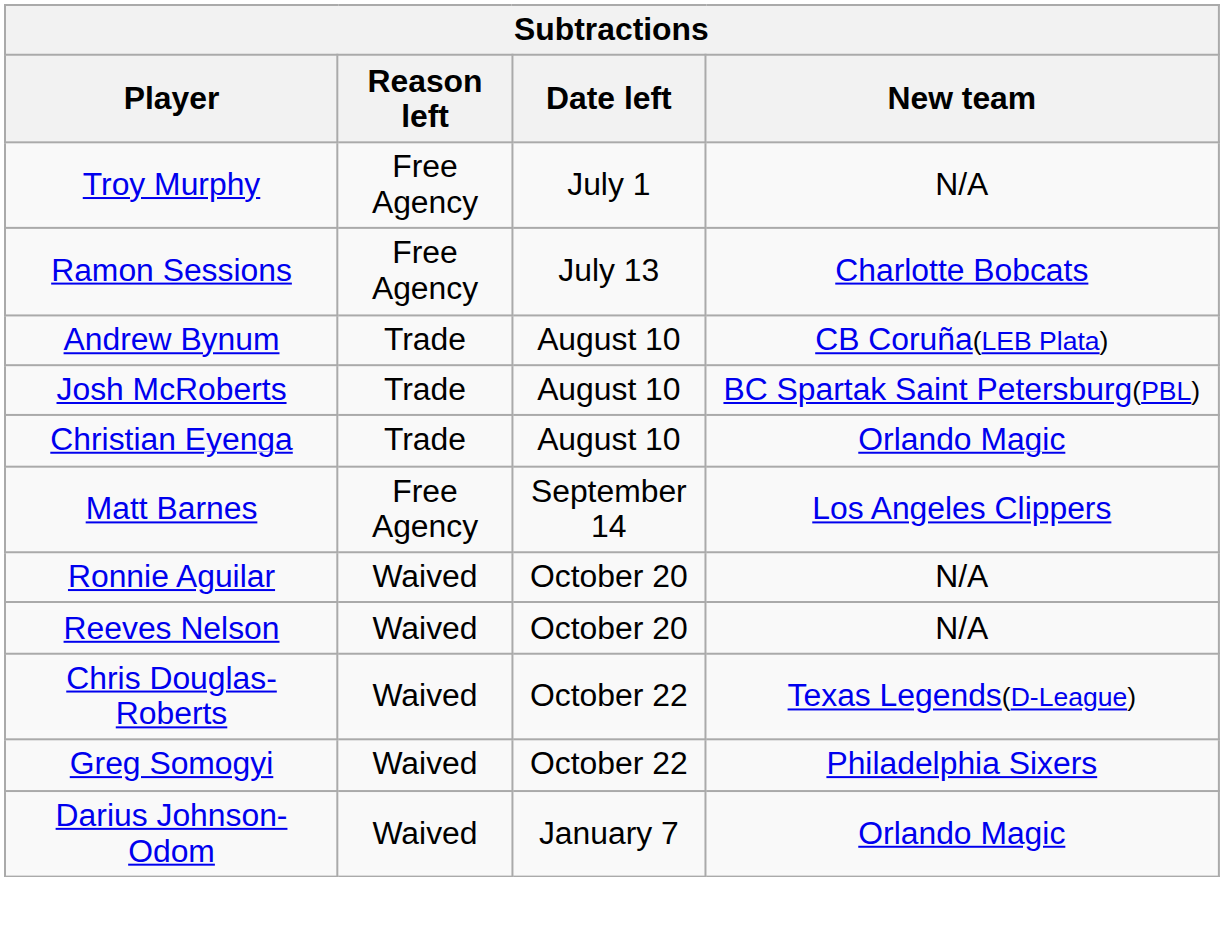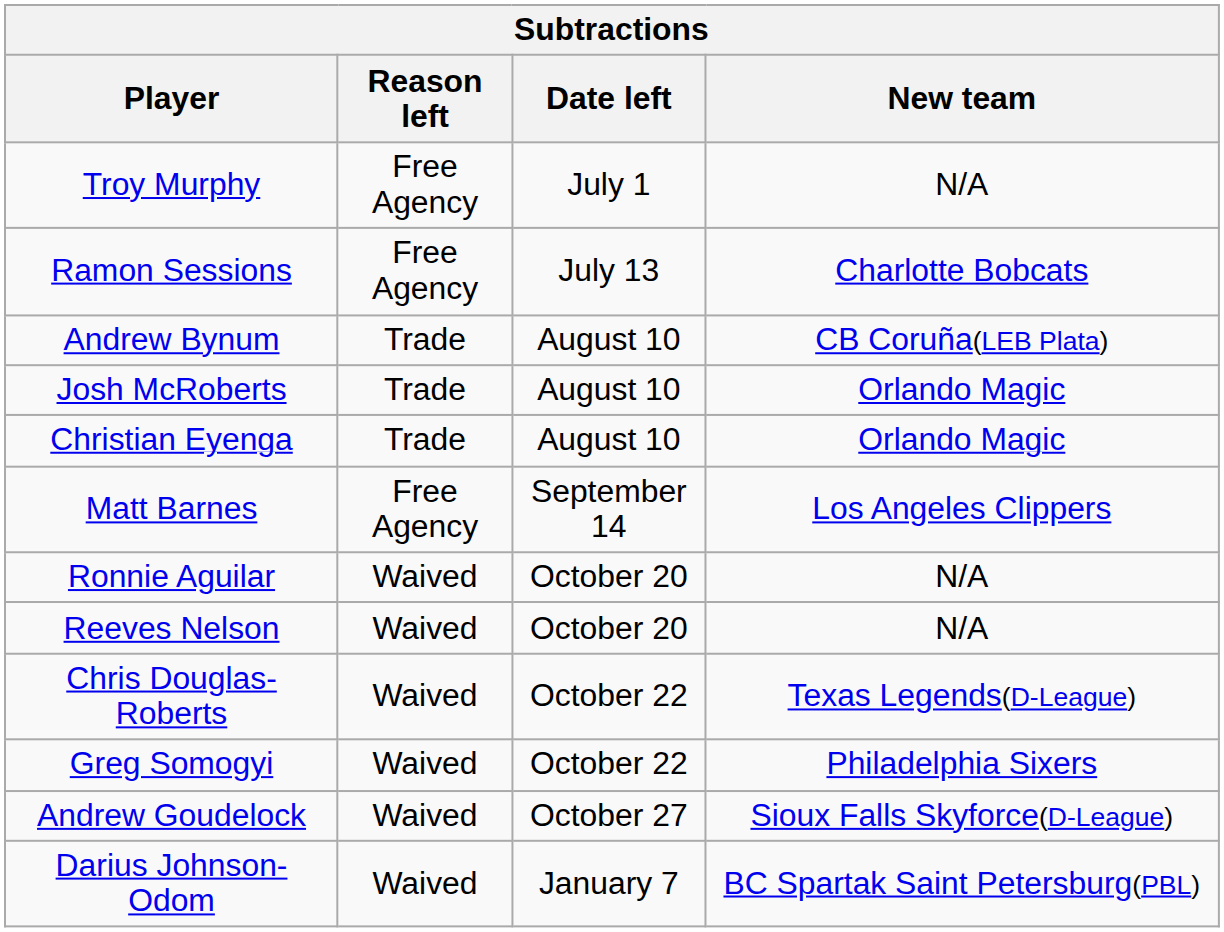(962, 389) BC Spartak Saint Petersburg(PBL) -> (962, 389) Orlando Magic
+ row: (172, 814)
(962, 832) Orlando Magic -> (962, 883) BC Spartak Saint Petersburg(PBL)
